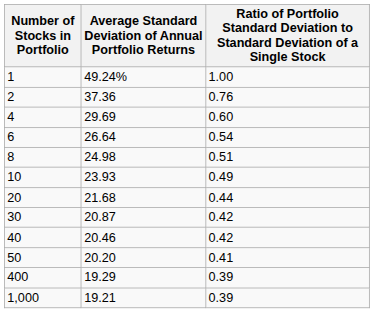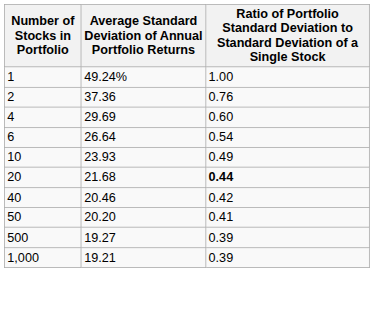- row: (11, 157)
(221, 197) normal -> (221, 177) bold
- row: (14, 217)
- row: (18, 277)
+ row: (18, 237)
